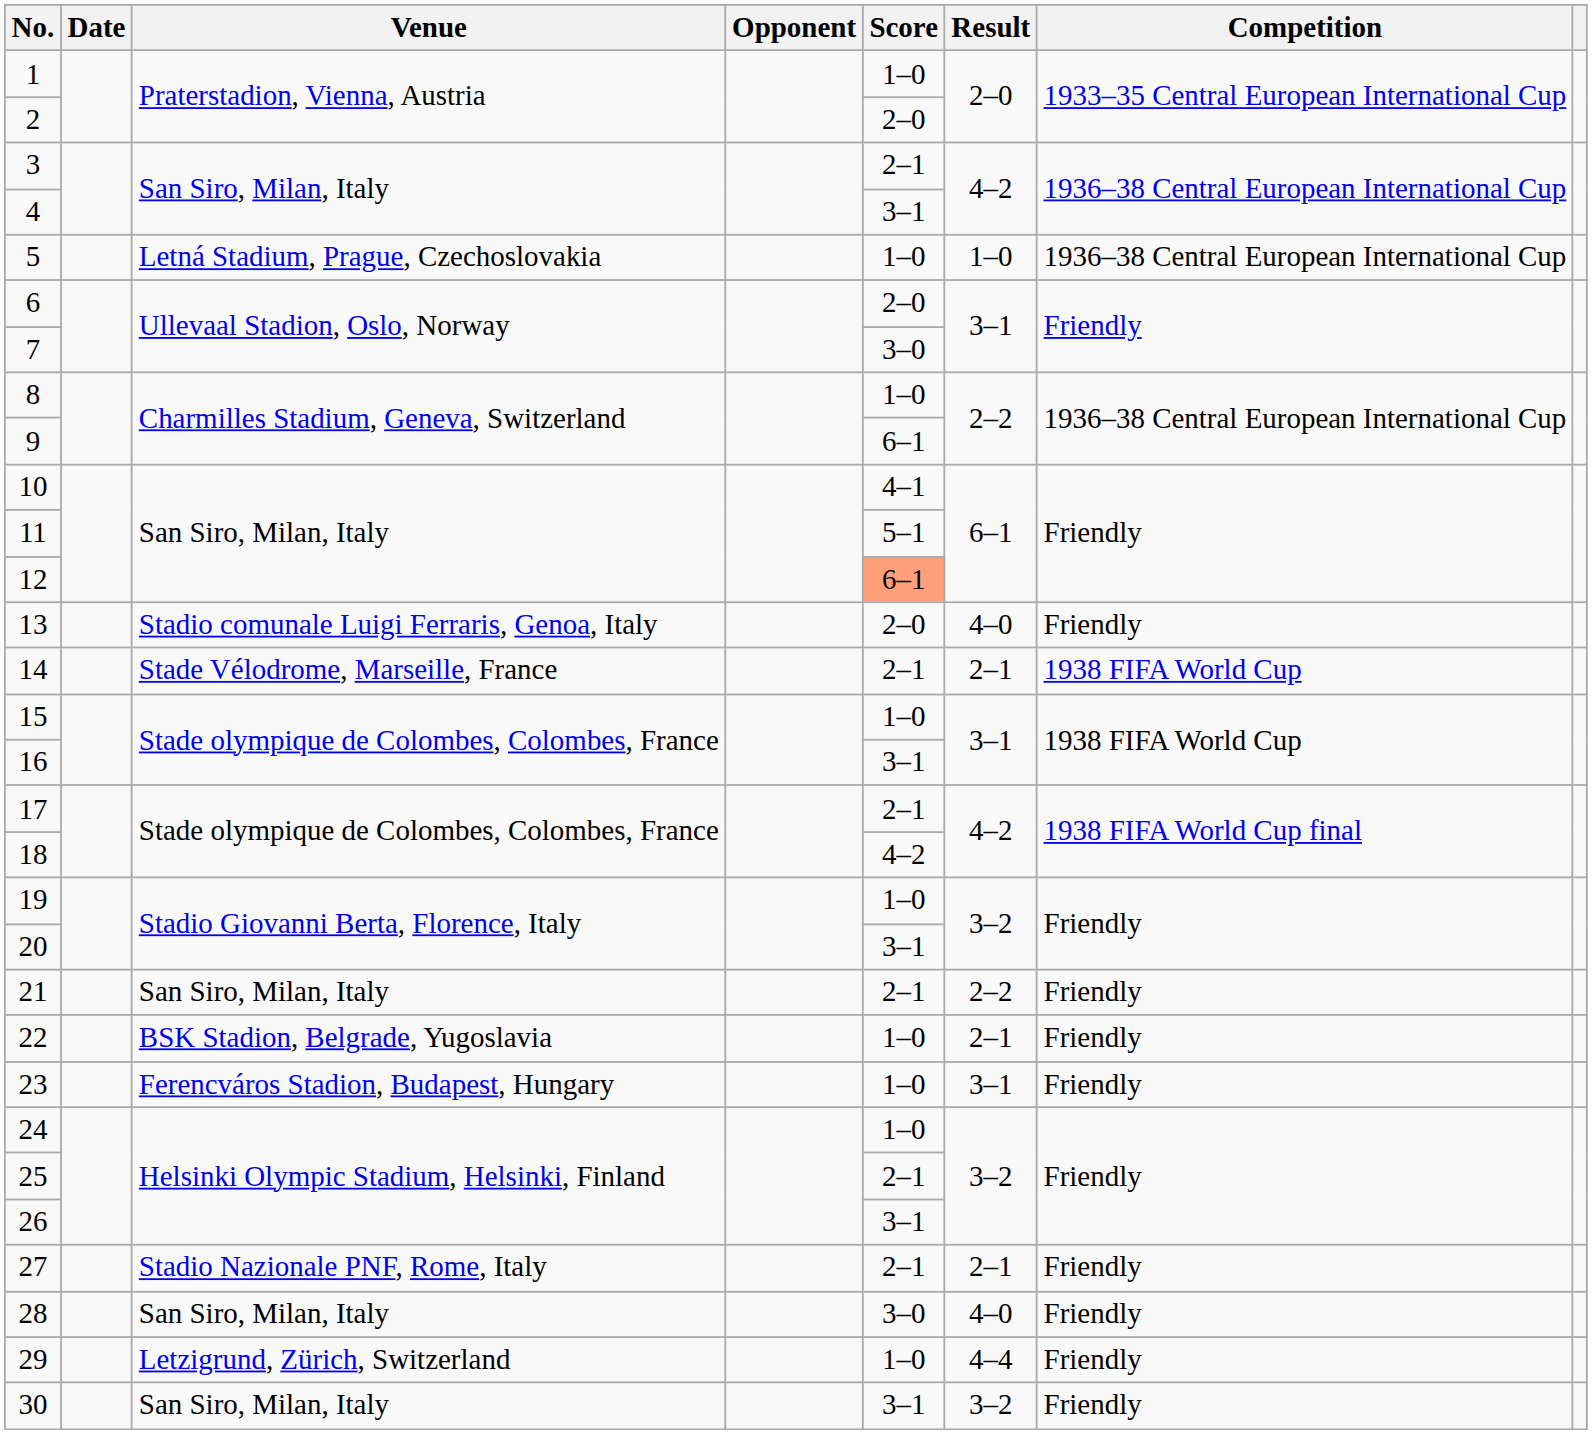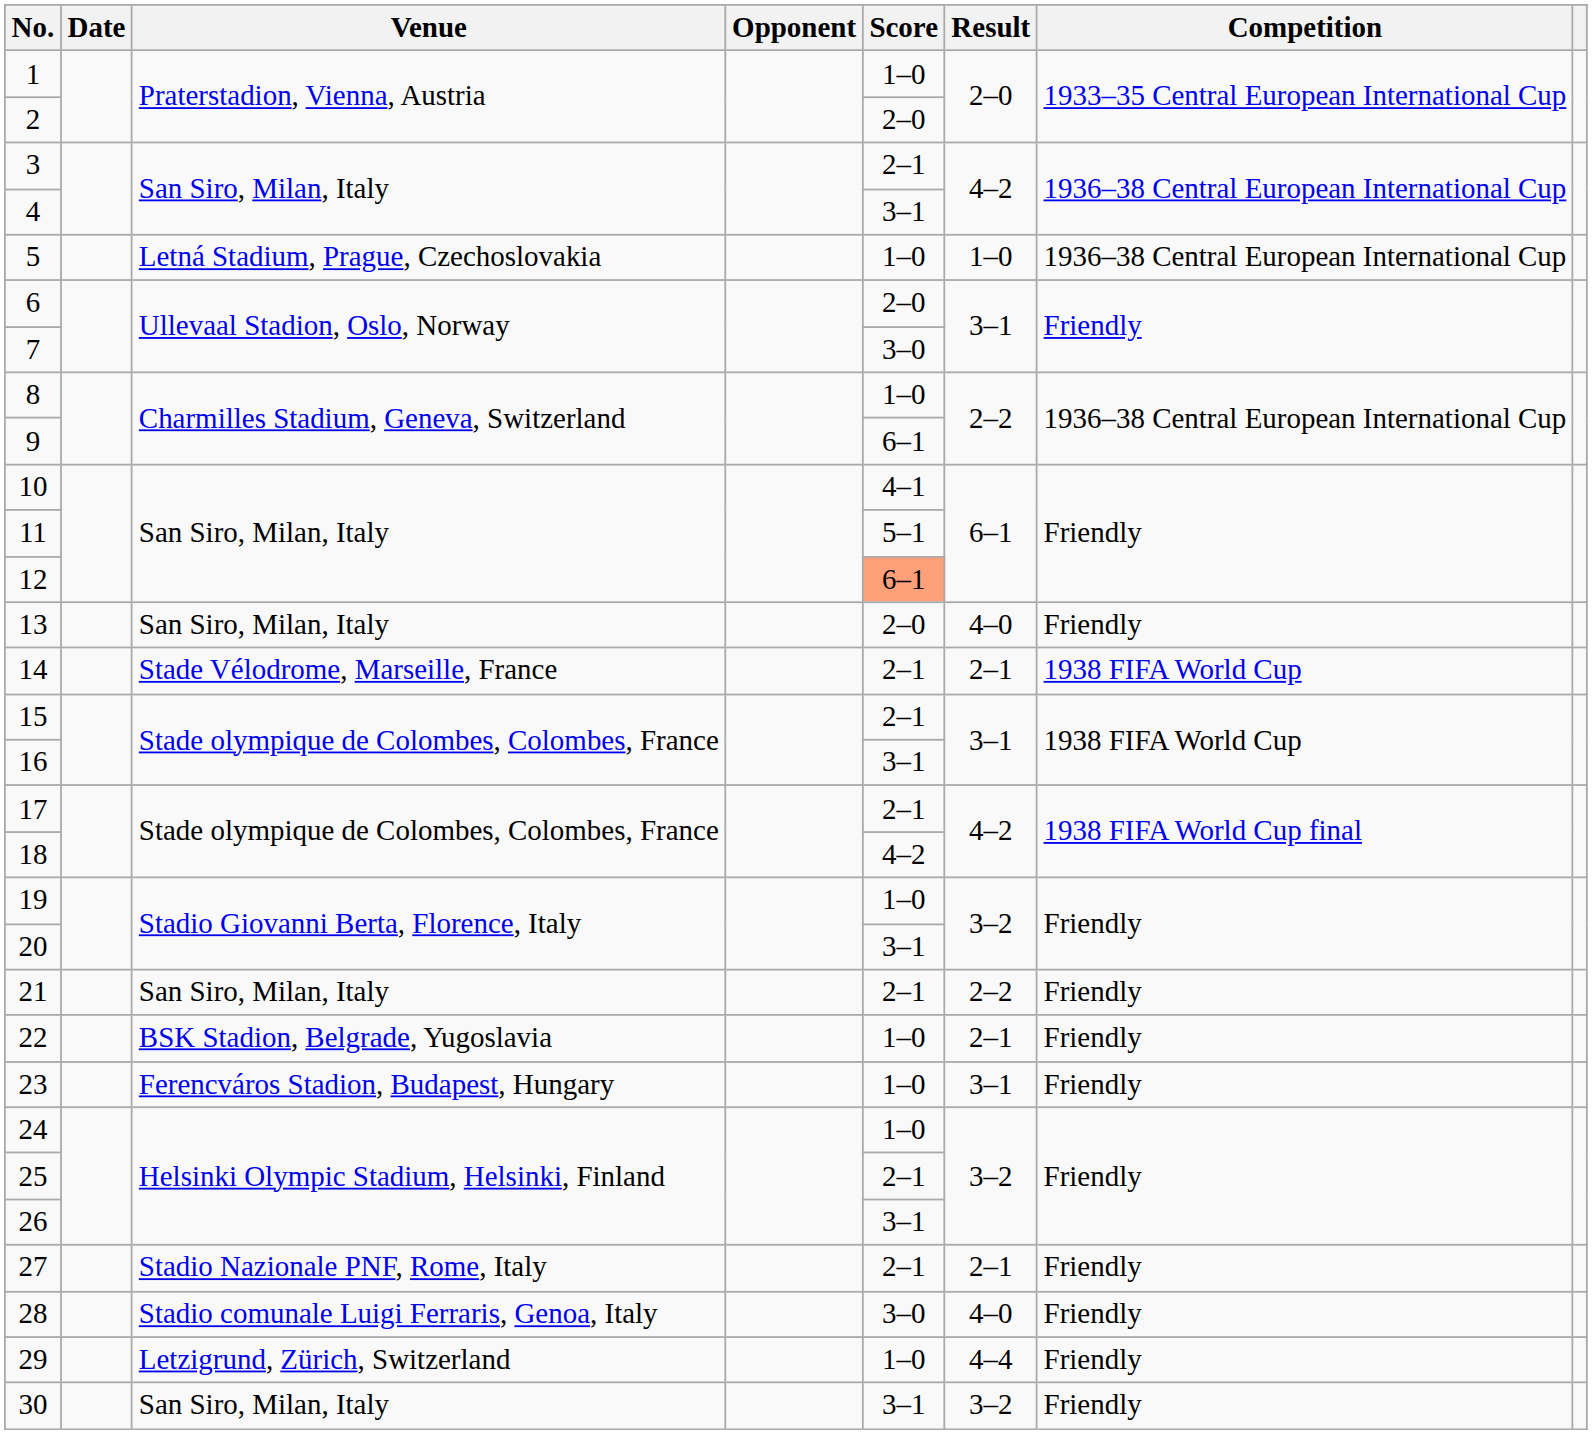(398, 624) Stadio comunale Luigi Ferraris, Genoa, Italy -> (264, 624) San Siro, Milan, Italy
(904, 716) 1–0 -> (904, 716) 2–1
(264, 1313) San Siro, Milan, Italy -> (398, 1313) Stadio comunale Luigi Ferraris, Genoa, Italy
